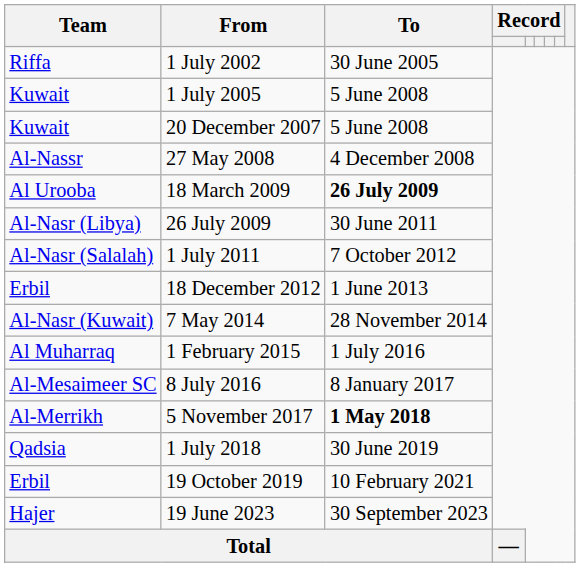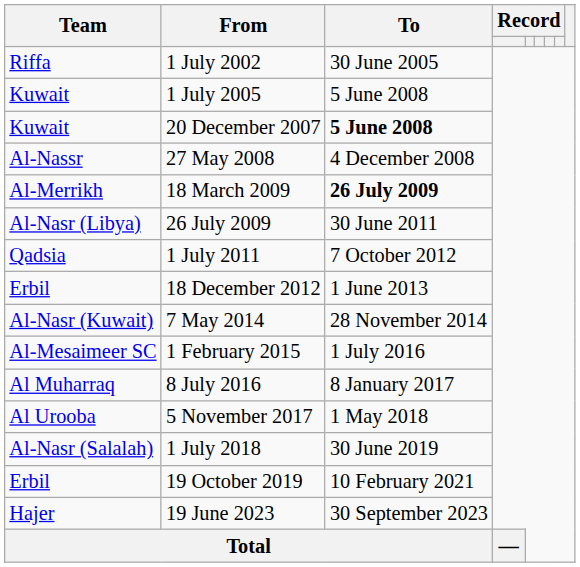(379, 126) normal -> (381, 126) bold
(52, 191) Al Urooba -> (56, 191) Al-Merrikh
(81, 255) Al-Nasr (Salalah) -> (38, 255) Qadsia
(62, 352) Al Muharraq -> (83, 352) Al-Mesaimeer SC
(83, 384) Al-Mesaimeer SC -> (62, 384) Al Muharraq
(56, 416) Al-Merrikh -> (52, 416) Al Urooba
(380, 416) bold -> (379, 416) normal
(38, 448) Qadsia -> (81, 448) Al-Nasr (Salalah)
